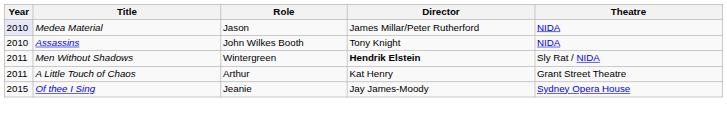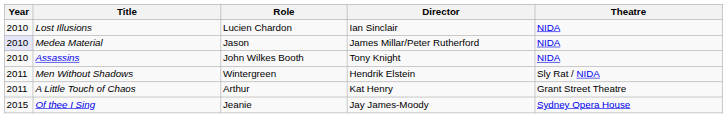+ row: (64, 27)
(385, 58) bold -> (382, 74) normal
